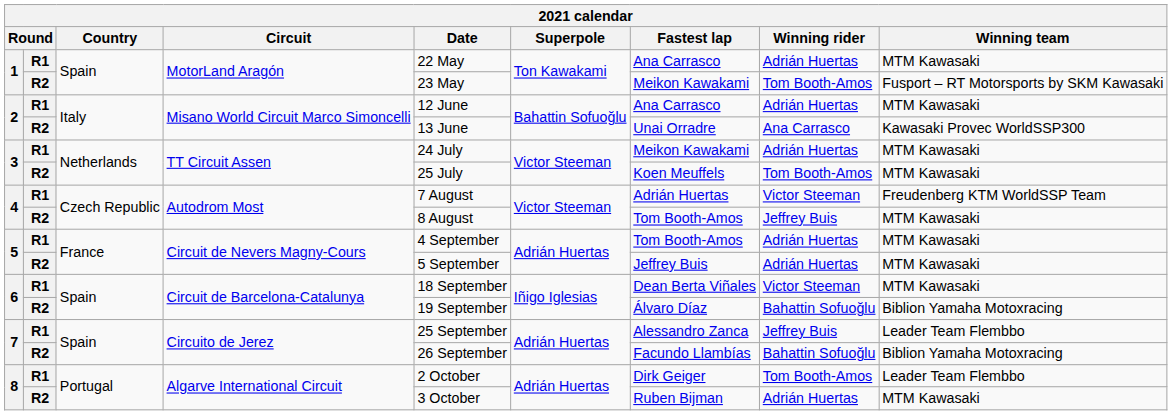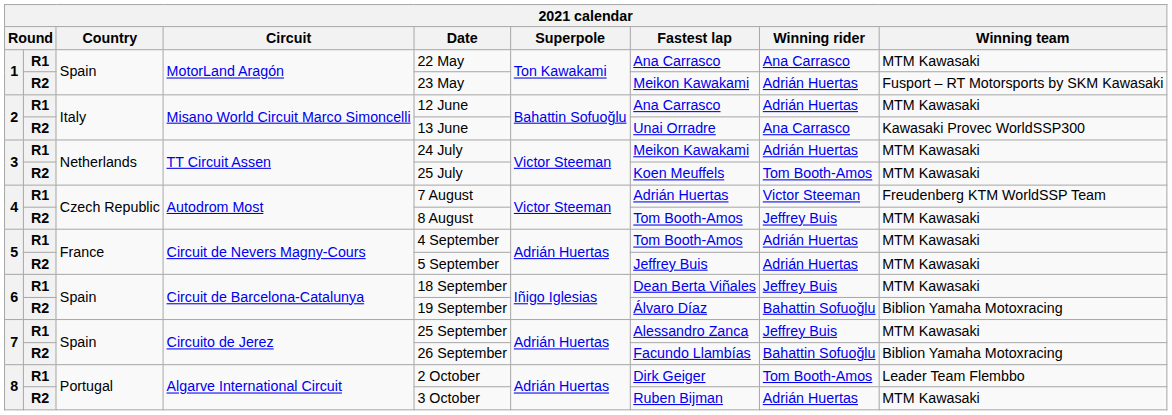(810, 60) Adrián Huertas -> (806, 60) Ana Carrasco
(818, 83) Tom Booth-Amos -> (810, 83) Adrián Huertas
(811, 285) Victor Steeman -> (800, 285) Jeffrey Buis
(954, 331) Leader Team Flembbo -> (931, 331) MTM Kawasaki
